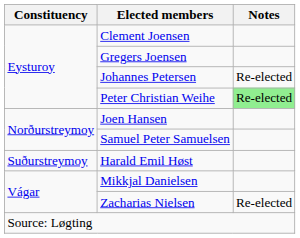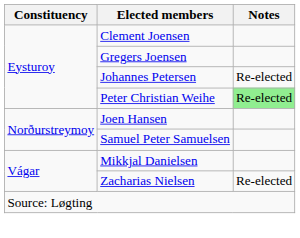- row: (146, 160)
